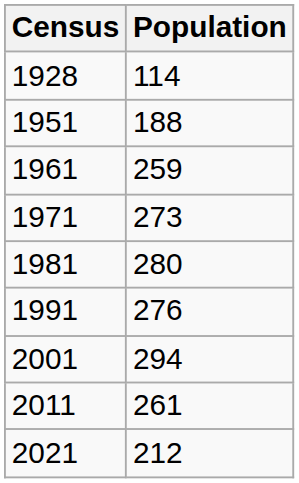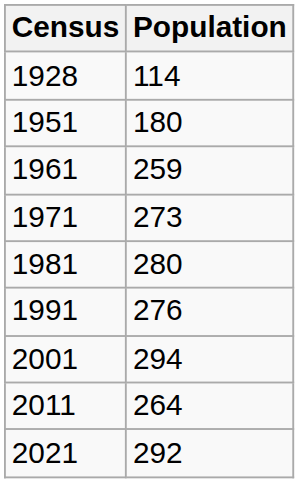(158, 122) 188 -> (158, 122) 180
(158, 405) 261 -> (158, 405) 264
(158, 452) 212 -> (158, 452) 292
